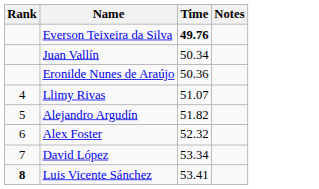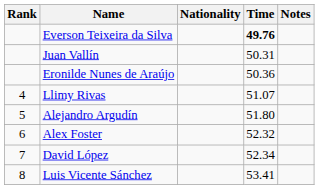+ column: (210, 14)
(194, 54) 50.34 -> (261, 54) 50.31
(194, 114) 51.82 -> (261, 114) 51.80
(194, 154) 53.34 -> (261, 154) 52.34
(22, 174) bold -> (22, 174) normal
